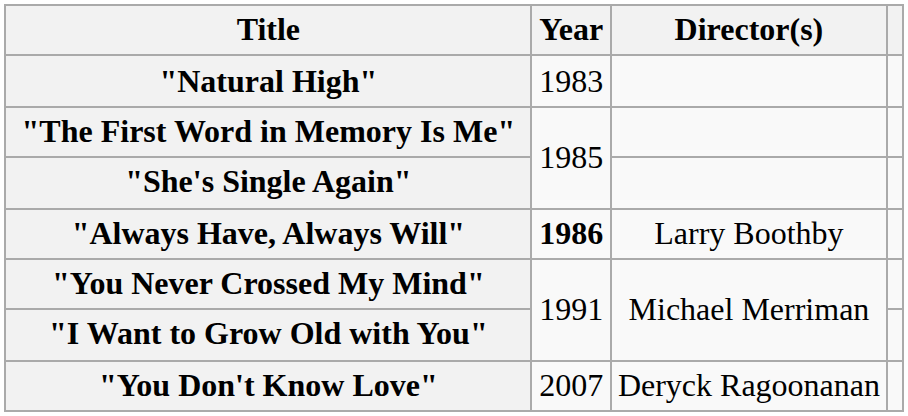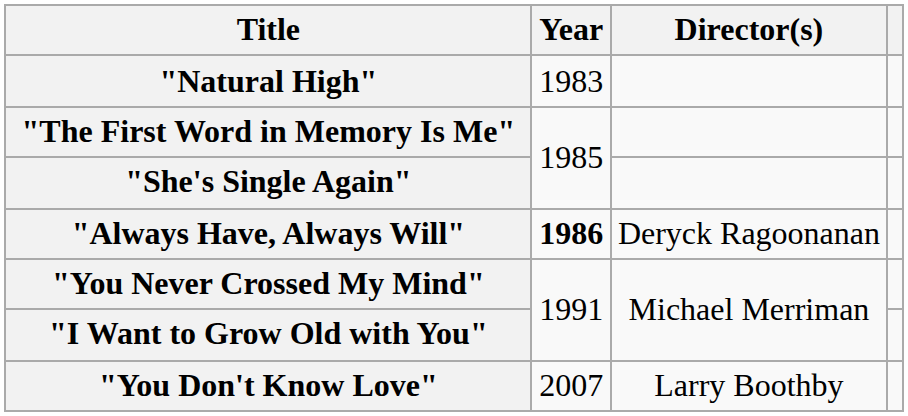(749, 232) Larry Boothby -> (749, 232) Deryck Ragoonanan
(749, 385) Deryck Ragoonanan -> (749, 385) Larry Boothby
